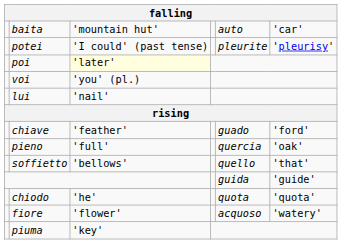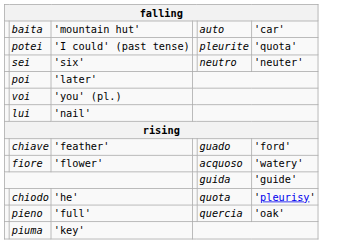(303, 46) 'pleurisy' -> (276, 46) 'quota'
+ row: (21, 63)
(94, 63) lightyellow background -> (75, 80) no background
rows swapped: (27, 147) <-> (27, 214)
- row: (40, 163)
(294, 197) 'quota' -> (285, 197) 'pleurisy'
